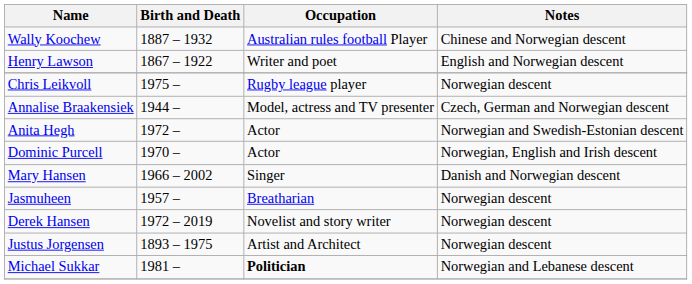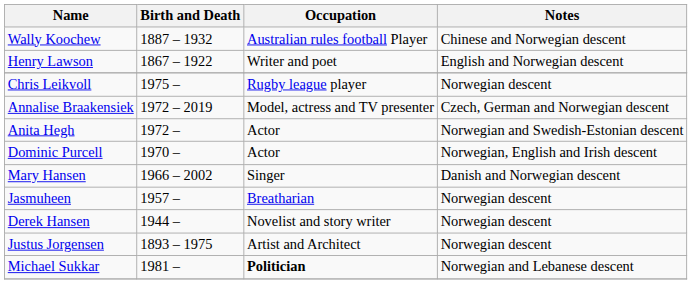(160, 107) 1944 – -> (176, 107) 1972 – 2019
(176, 221) 1972 – 2019 -> (160, 221) 1944 –
